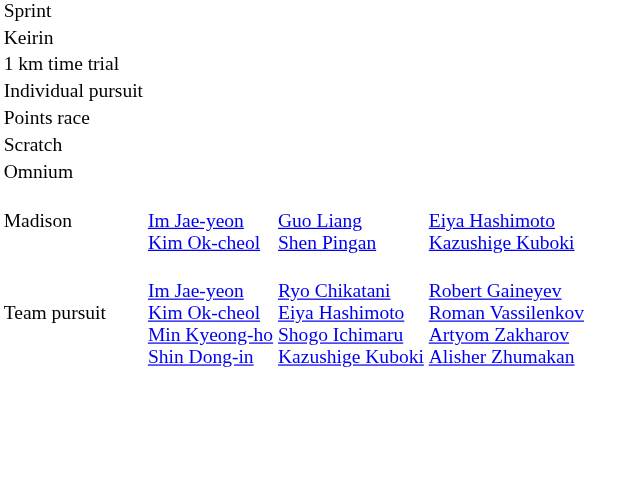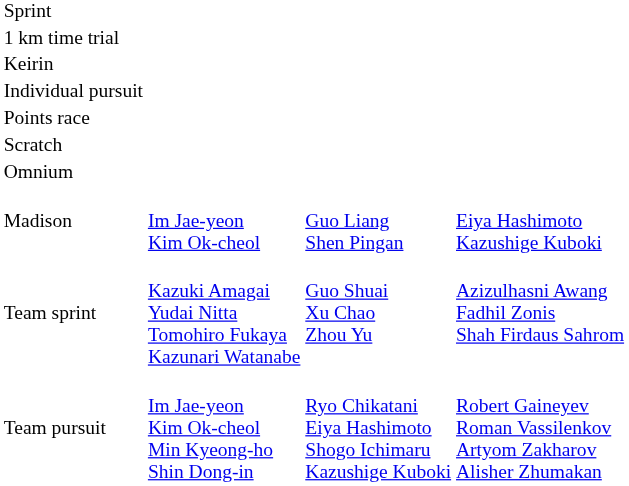rows swapped: (61, 64) <-> (29, 37)
+ row: (50, 313)
